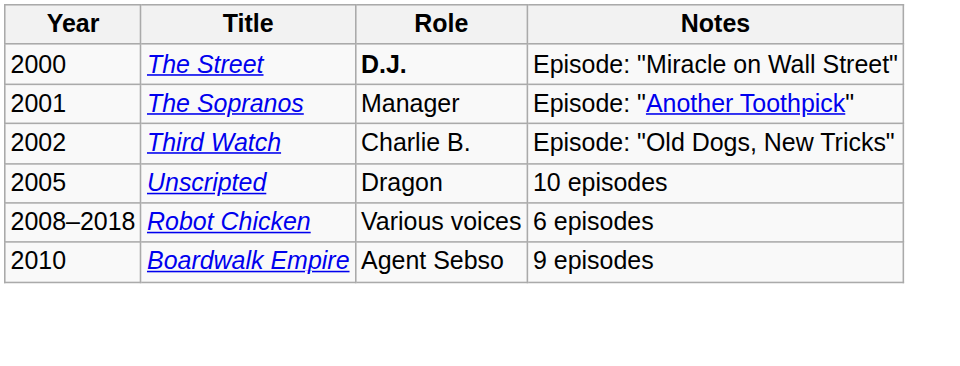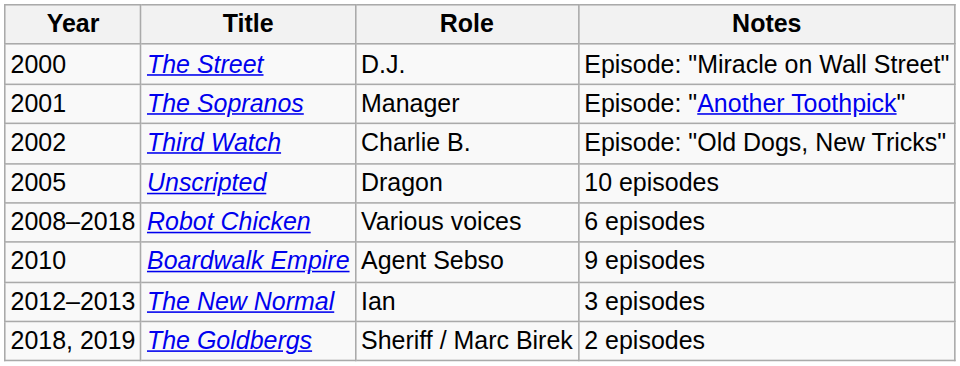(384, 63) bold -> (383, 63) normal
+ row: (241, 301)
+ row: (230, 340)
